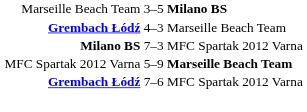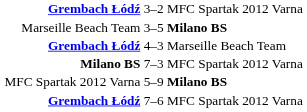+ row: (154, 9)
(230, 64) Marseille Beach Team -> (197, 82) Milano BS
